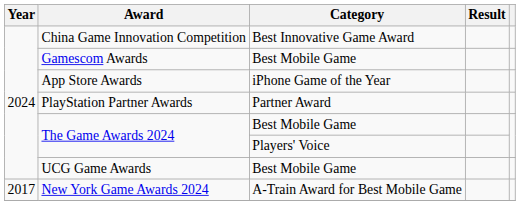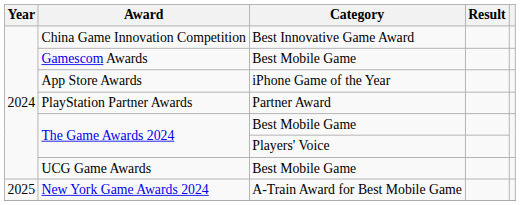(21, 189) 2017 -> (21, 189) 2025
